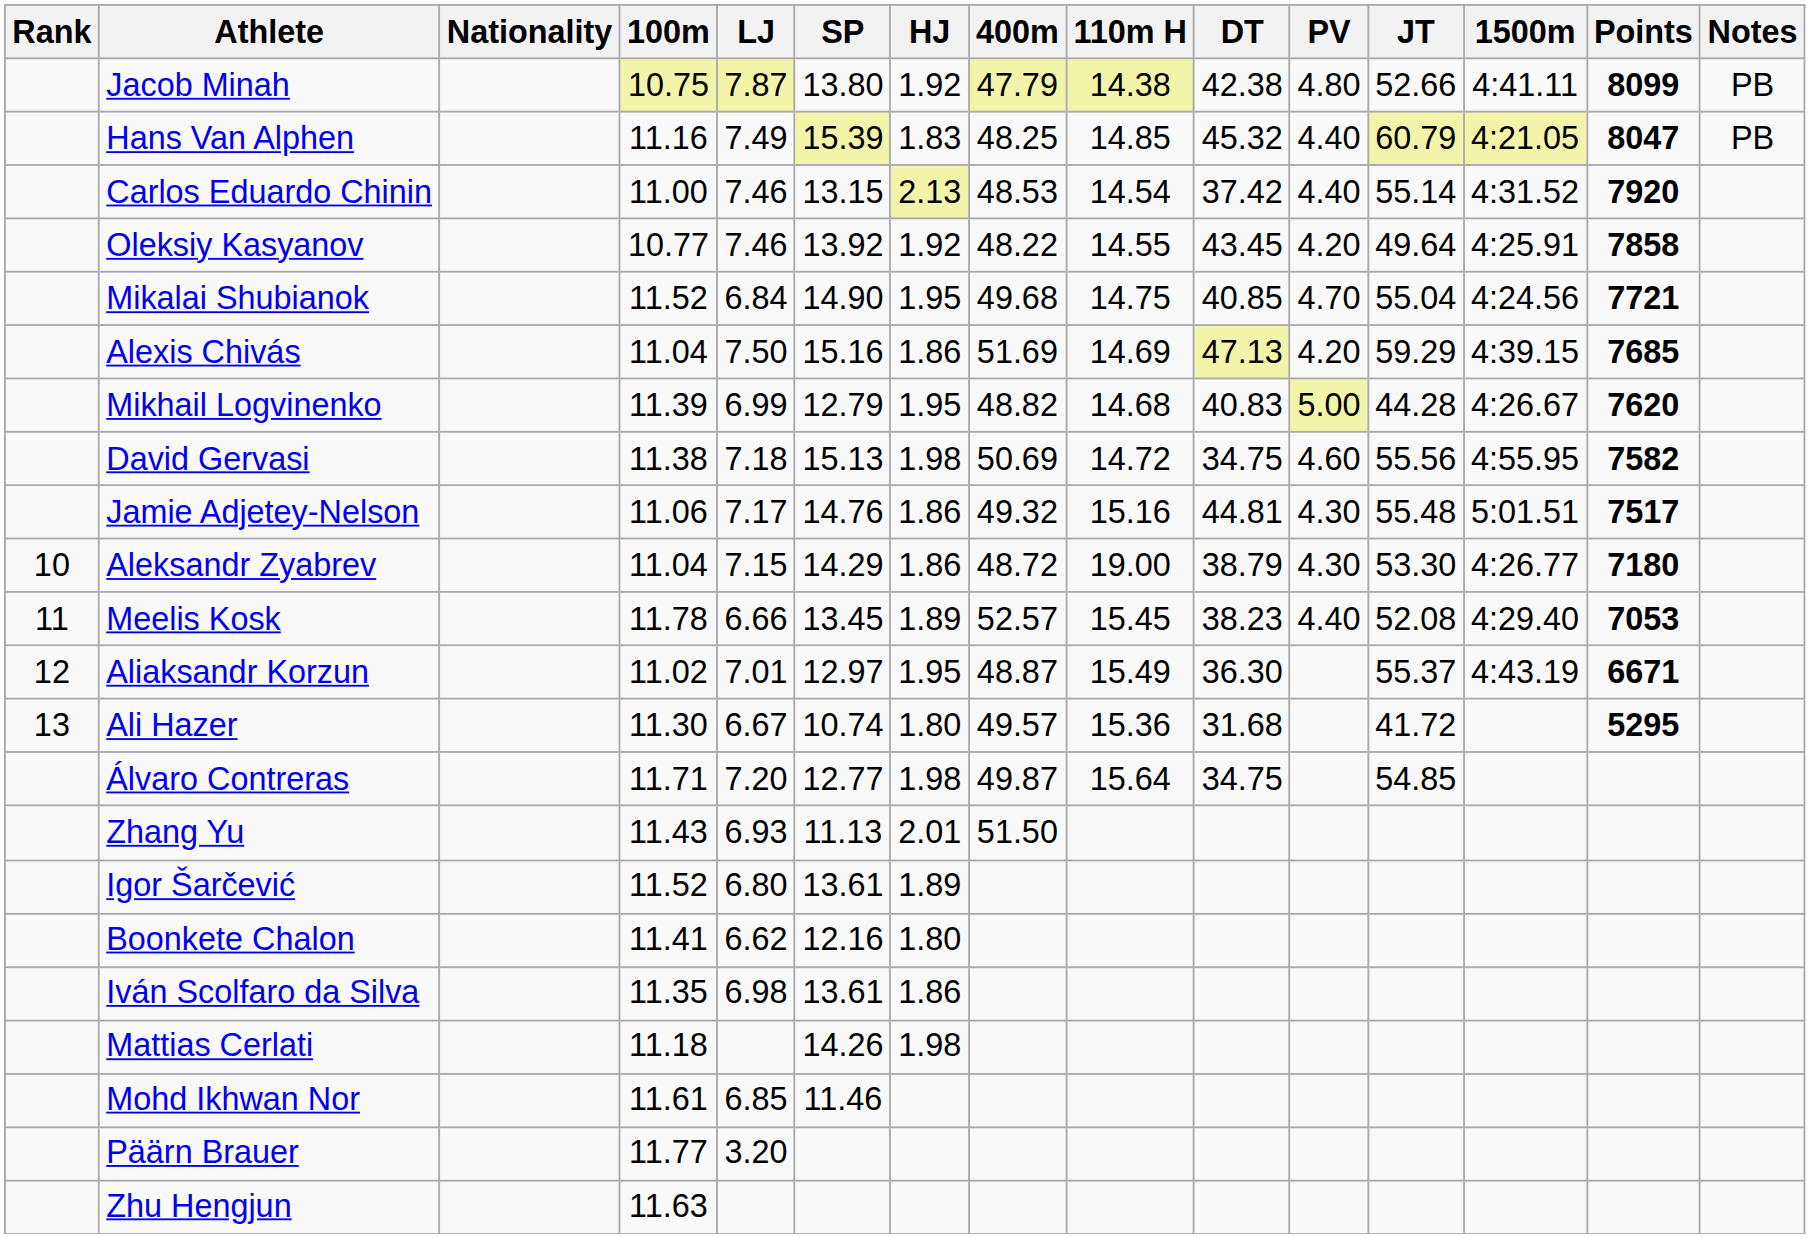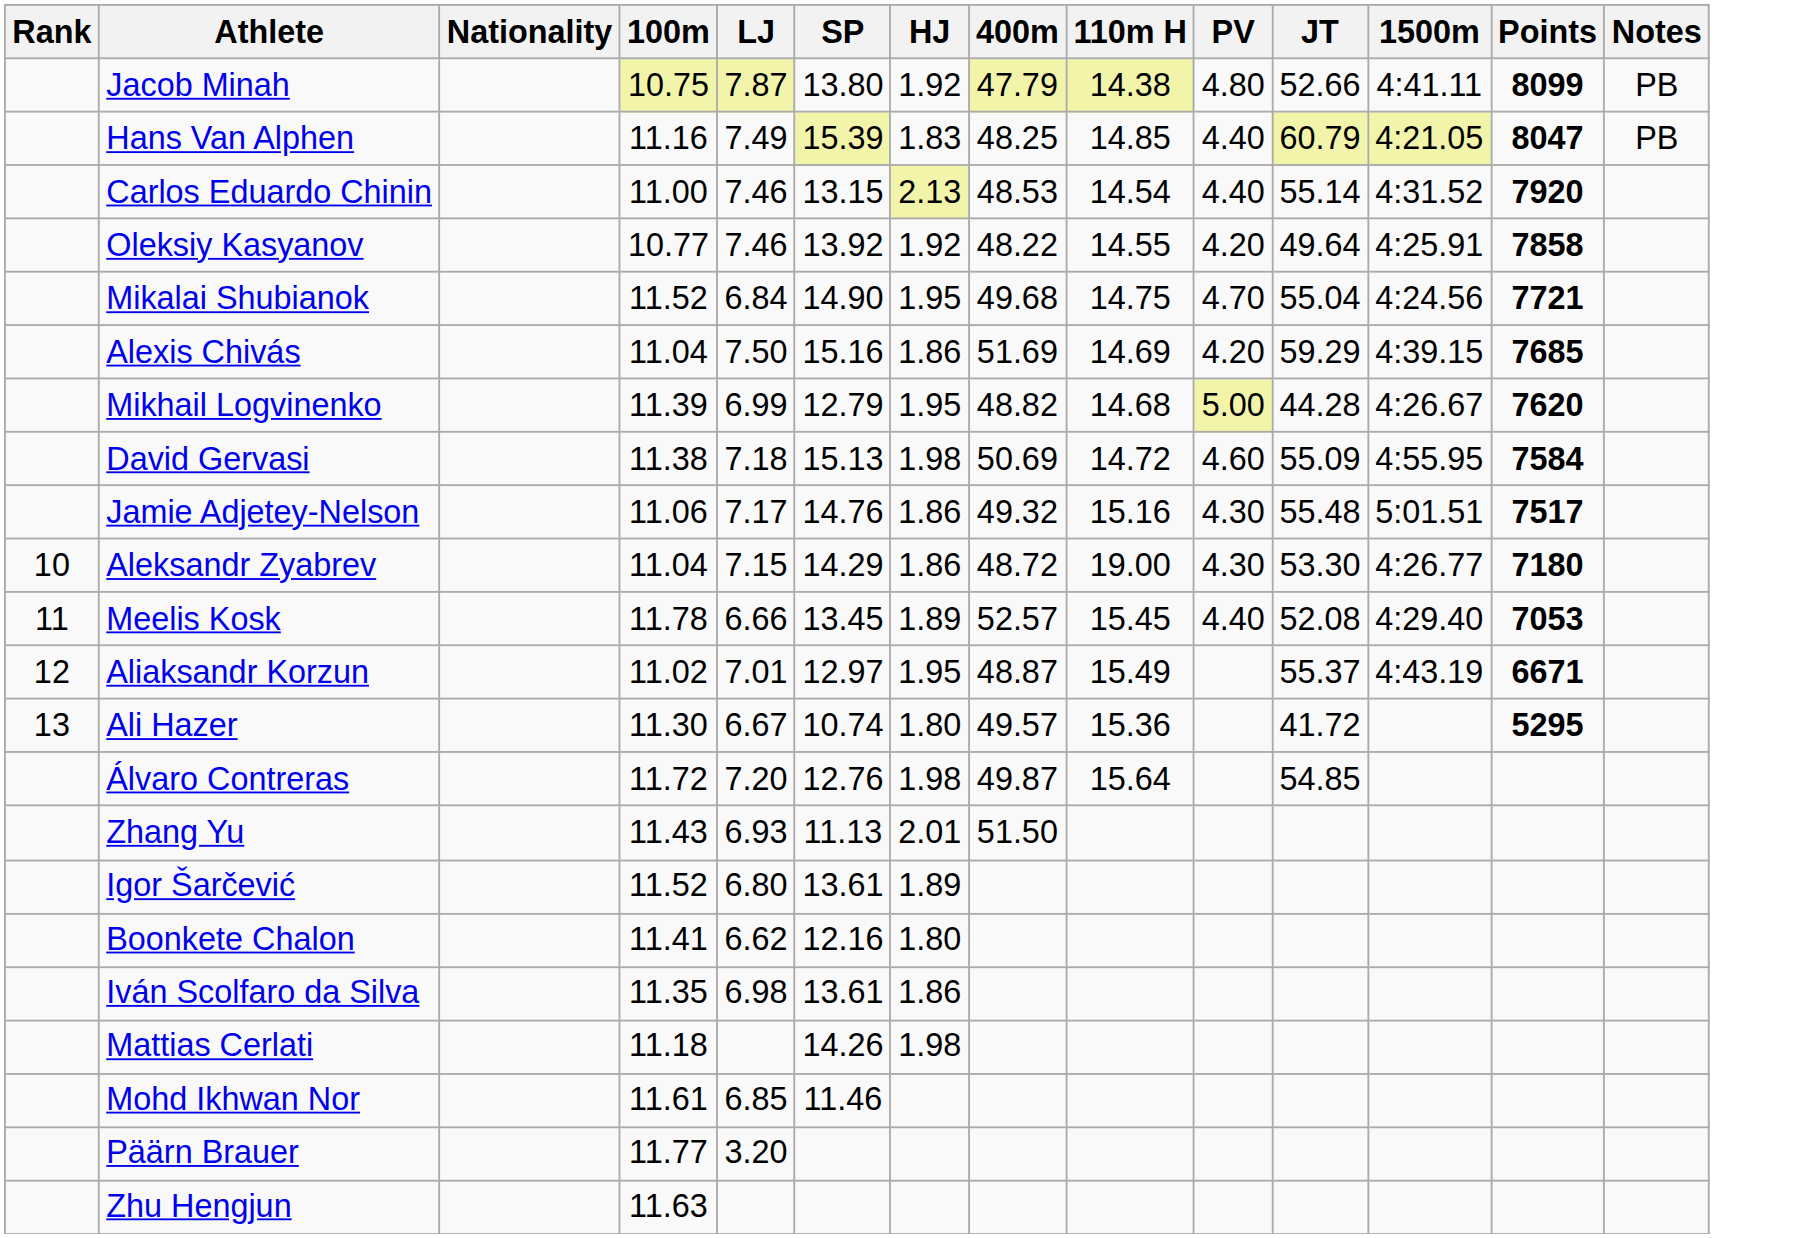- column: (1242, 30)
(1416, 458) 55.56 -> (1320, 458) 55.09
(1643, 458) 7582 -> (1548, 458) 7584
(668, 778) 11.71 -> (668, 778) 11.72
(843, 778) 12.77 -> (843, 778) 12.76
